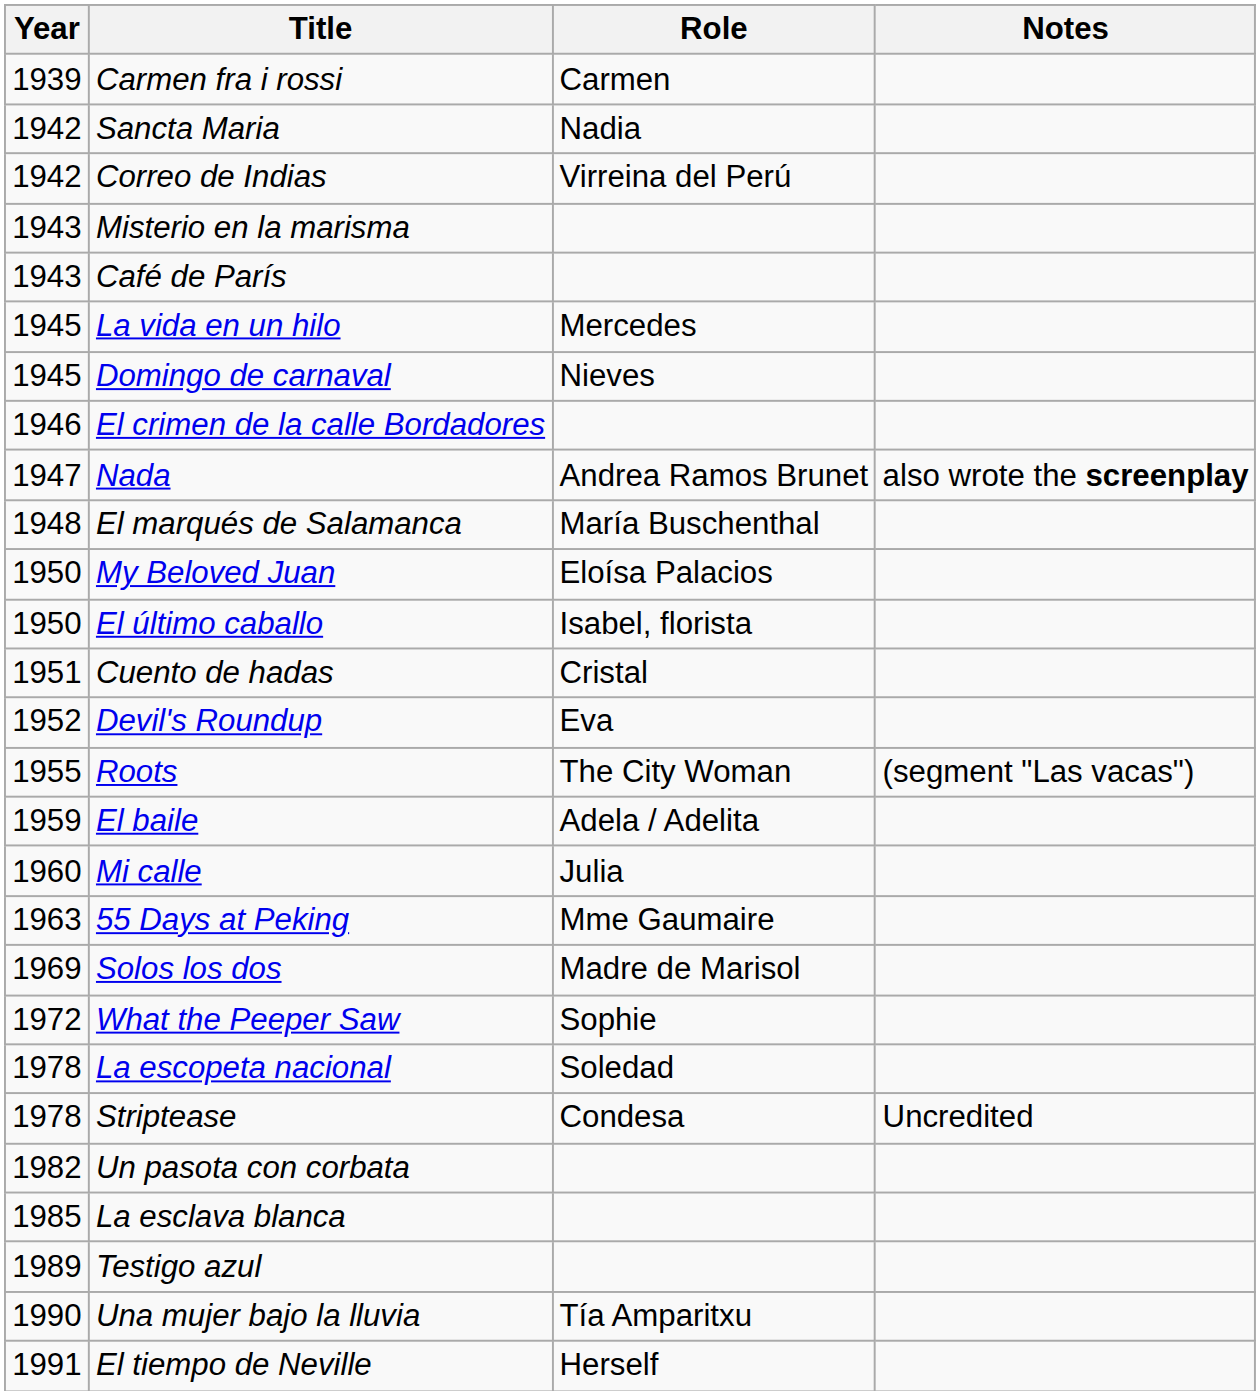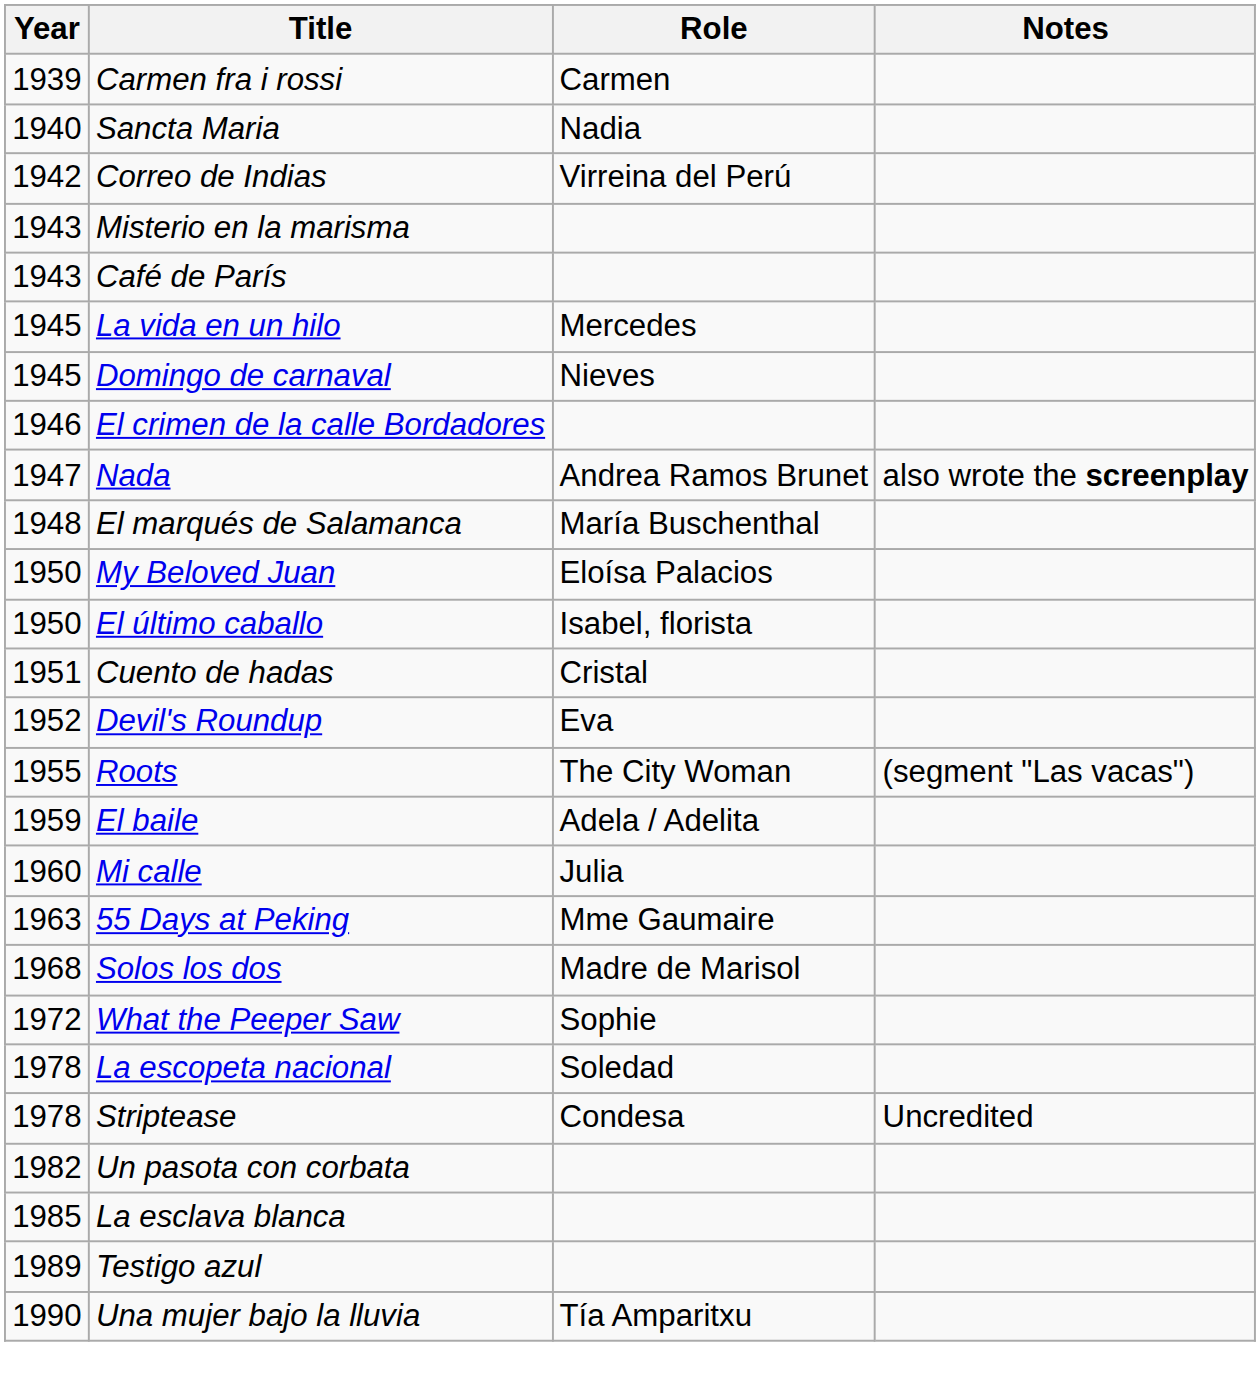(47, 128) 1942 -> (47, 128) 1940
(47, 969) 1969 -> (47, 969) 1968
- row: (234, 1365)
